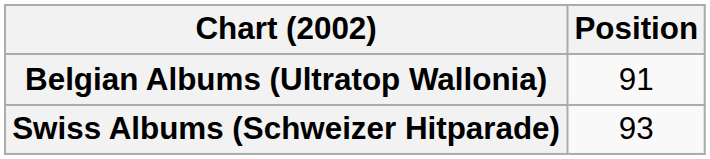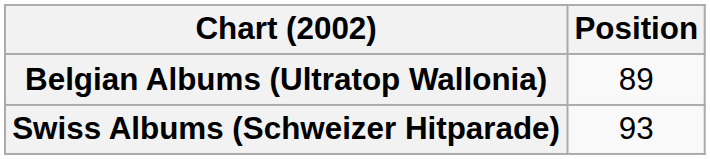(636, 79) 91 -> (636, 79) 89
